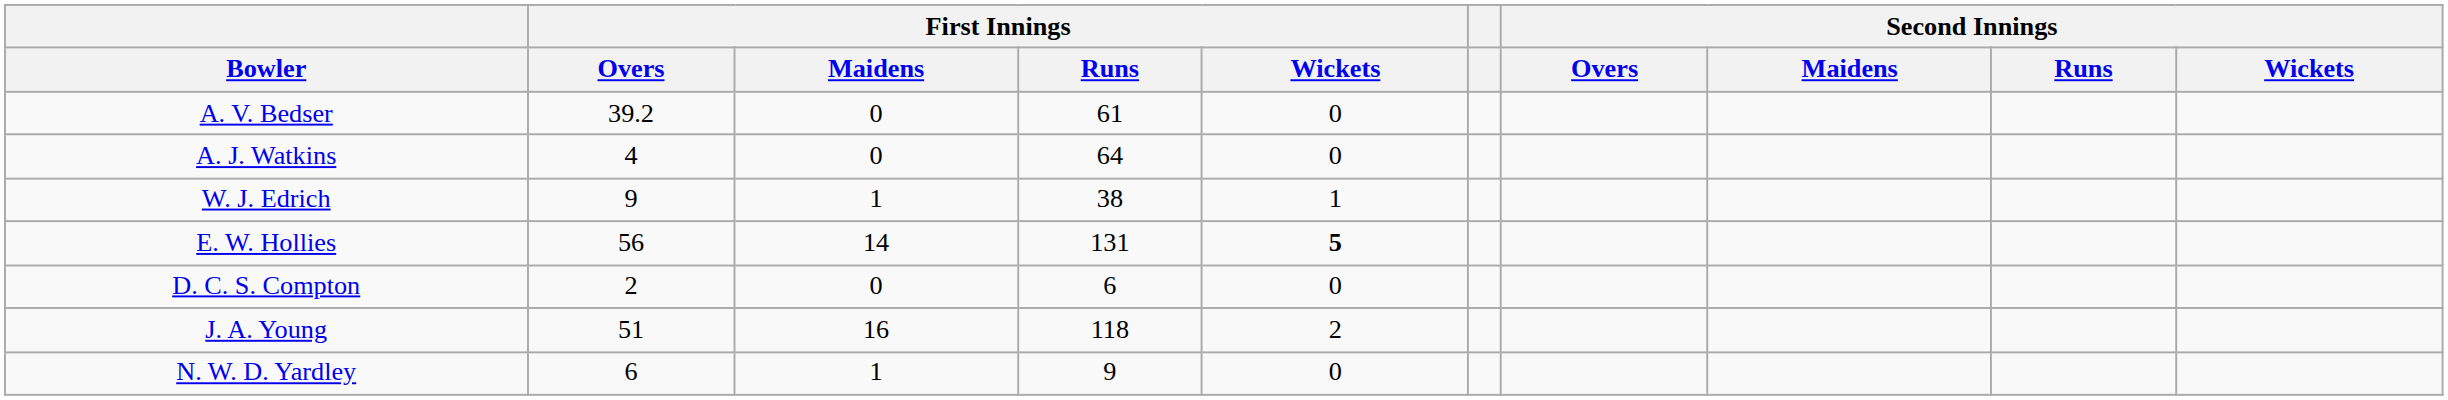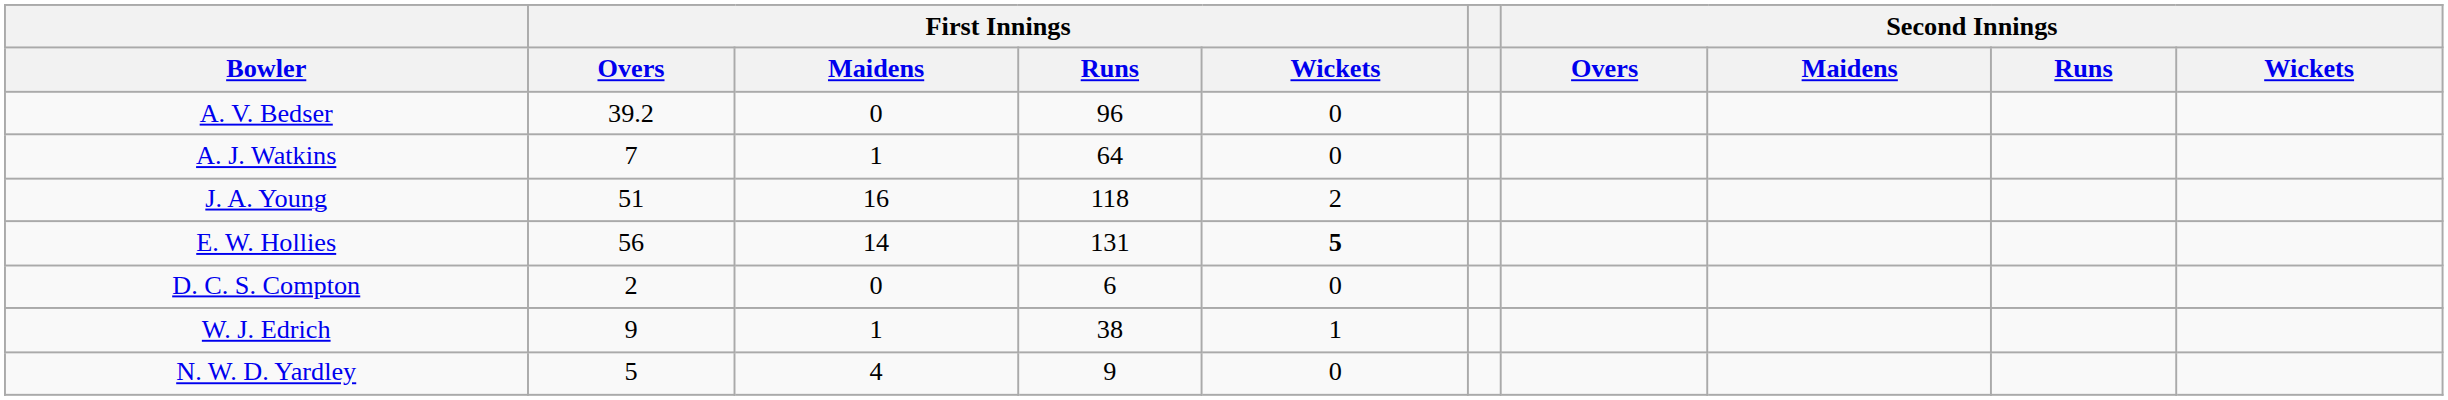(1110, 112) 61 -> (1110, 112) 96
(631, 155) 4 -> (631, 155) 7
(876, 155) 0 -> (876, 155) 1
rows swapped: (266, 328) <-> (266, 198)
(631, 372) 6 -> (631, 372) 5
(876, 372) 1 -> (876, 372) 4
